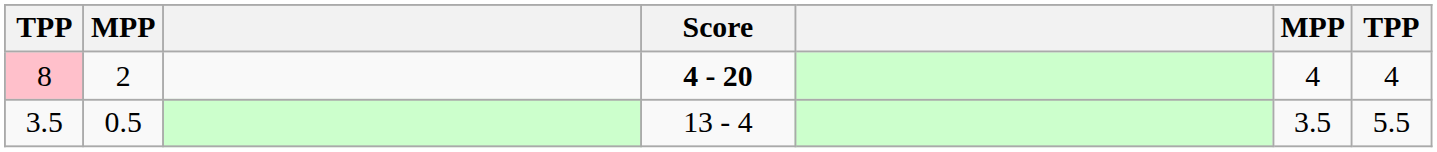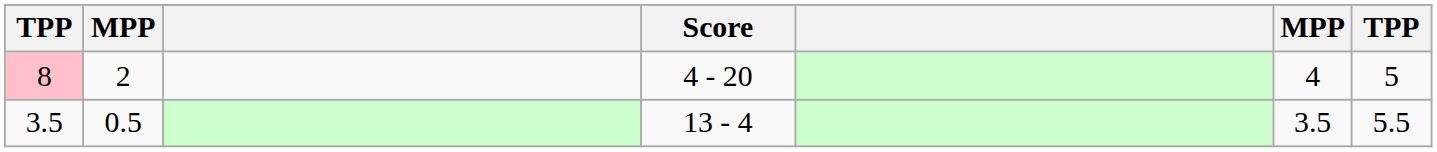(718, 75) bold -> (718, 75) normal
(1391, 75) 4 -> (1391, 75) 5
